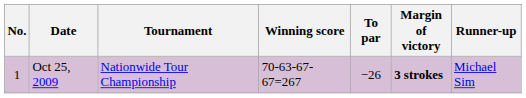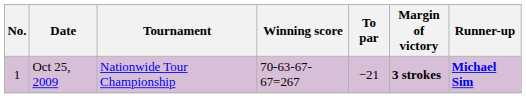(371, 74) −26 -> (369, 74) −21
(475, 74) normal -> (474, 74) bold
